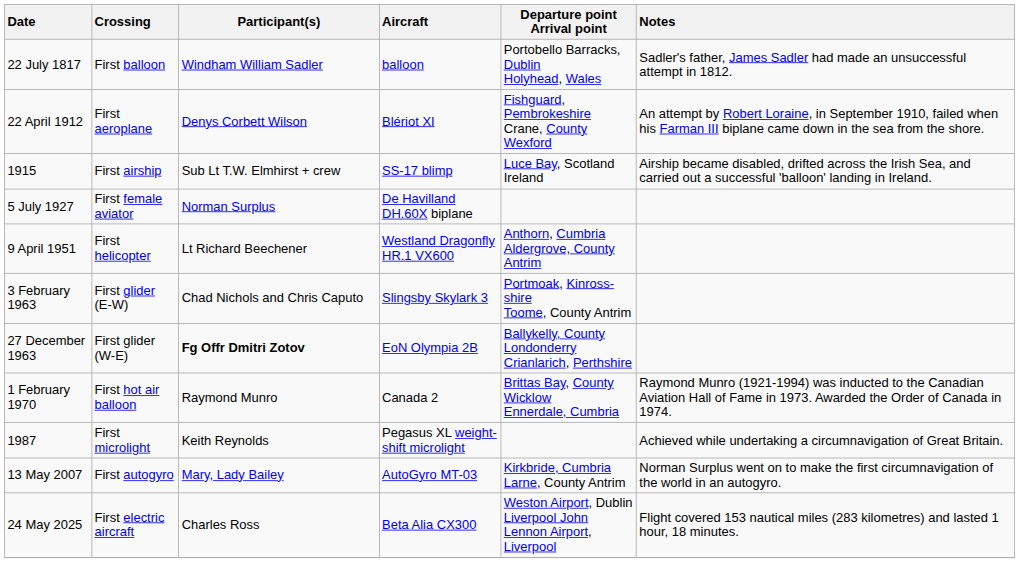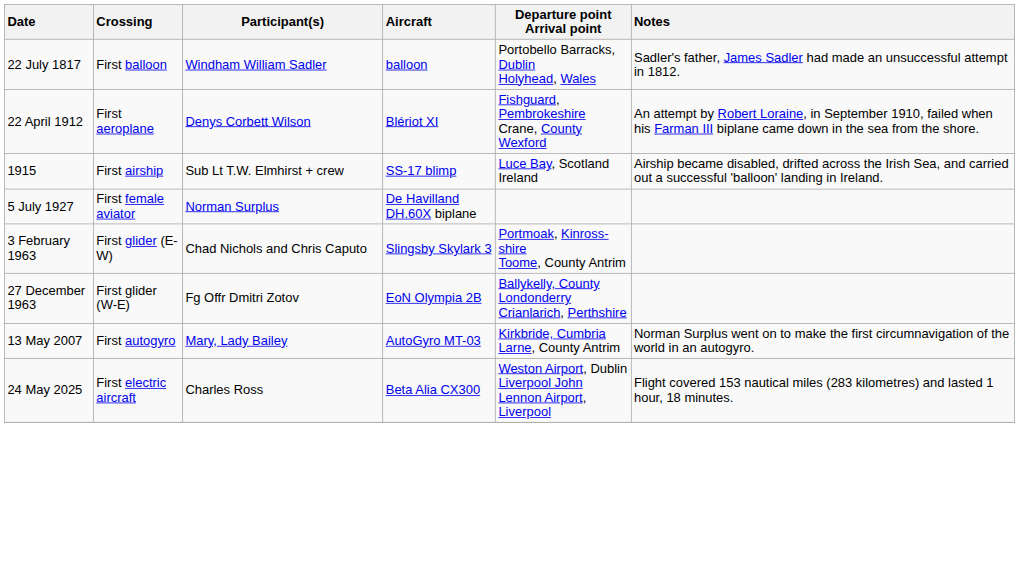- row: (42, 248)
(243, 348) bold -> (242, 298) normal
- row: (39, 397)
- row: (22, 440)
